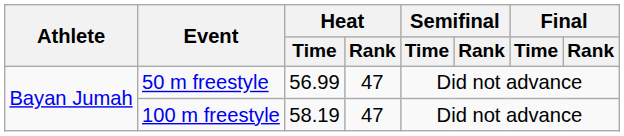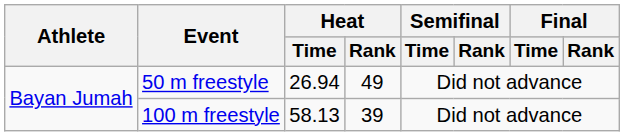(314, 83) 56.99 -> (314, 83) 26.94
(372, 83) 47 -> (372, 83) 49
(314, 115) 58.19 -> (314, 115) 58.13
(372, 115) 47 -> (372, 115) 39
